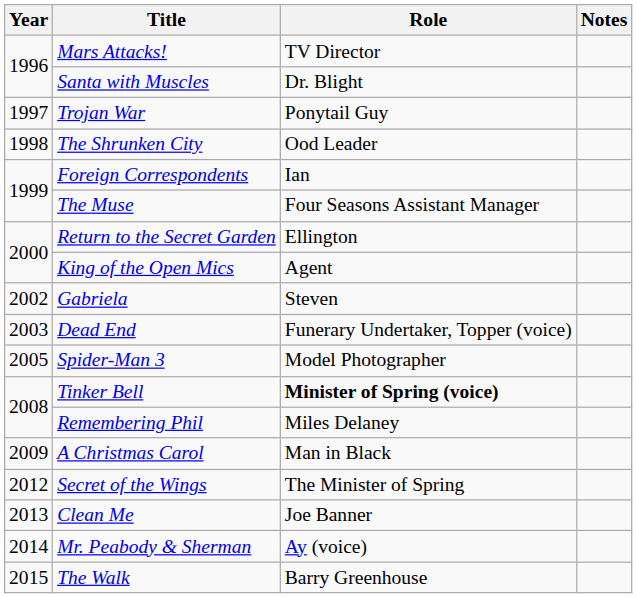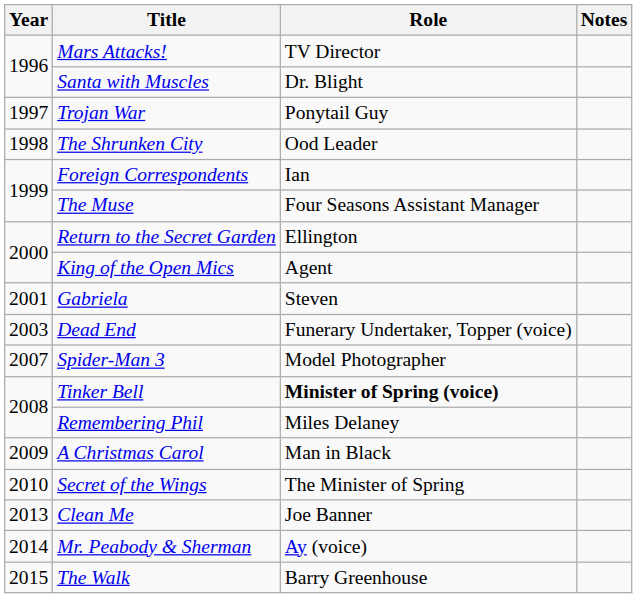(29, 298) 2002 -> (29, 298) 2001
(29, 360) 2005 -> (29, 360) 2007
(29, 484) 2012 -> (29, 484) 2010
